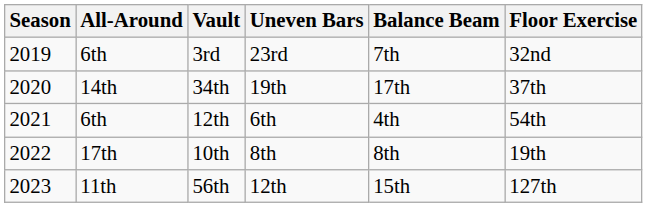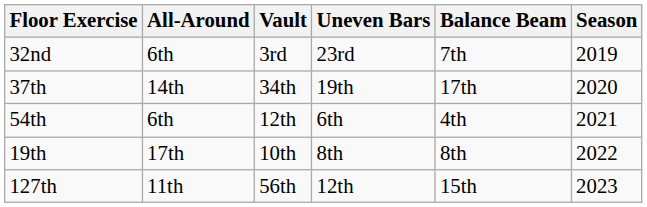columns swapped: (40, 20) <-> (573, 20)
